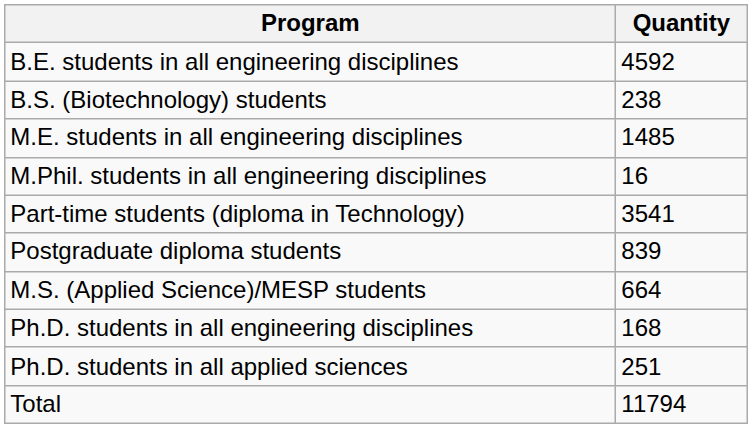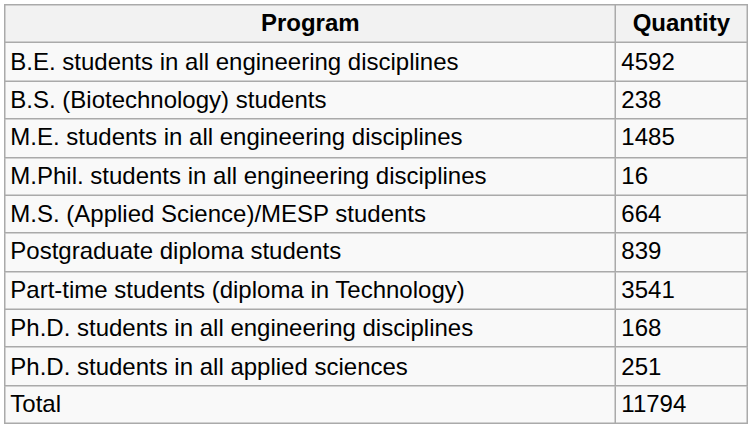rows swapped: (218, 289) <-> (238, 213)
